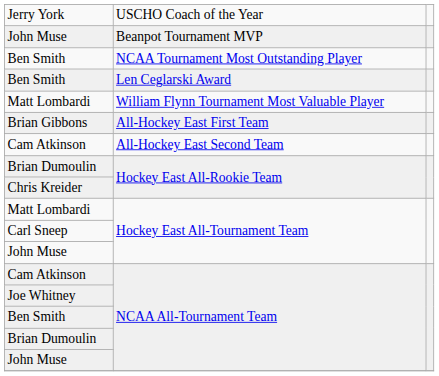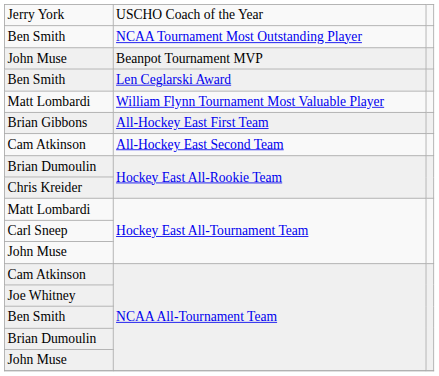rows swapped: (37, 36) <-> (36, 58)
